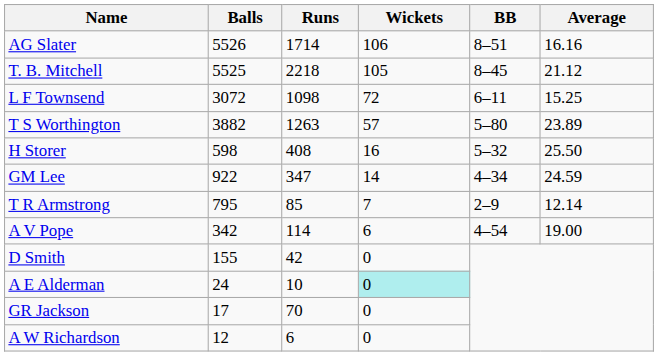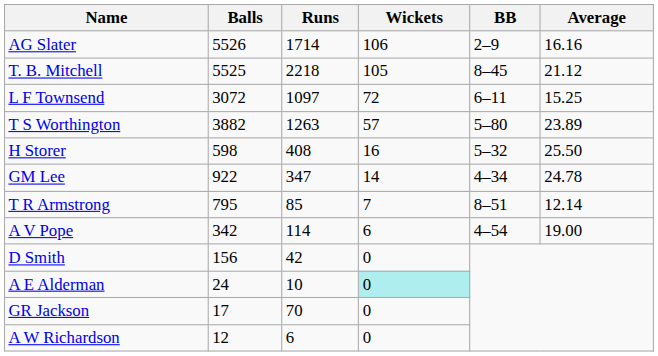(491, 44) 8–51 -> (486, 44) 2–9
(303, 97) 1098 -> (303, 97) 1097
(563, 177) 24.59 -> (563, 177) 24.78
(486, 204) 2–9 -> (491, 204) 8–51
(225, 257) 155 -> (225, 257) 156
